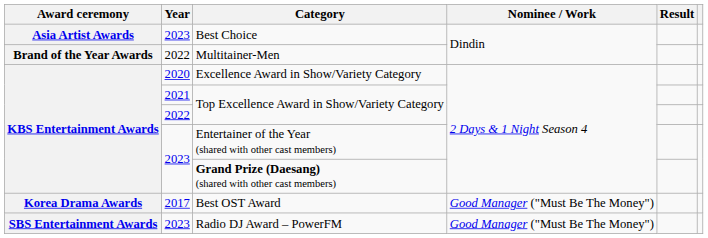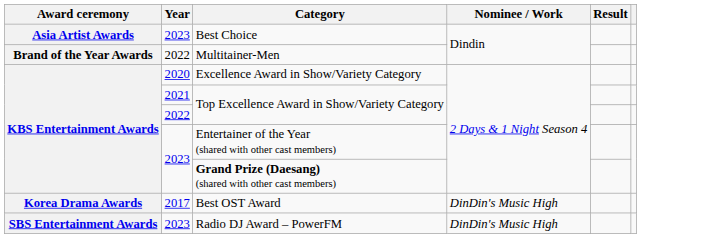(552, 203) Good Manager ("Must Be The Money") -> (504, 203) DinDin's Music High
(552, 223) Good Manager ("Must Be The Money") -> (504, 223) DinDin's Music High
